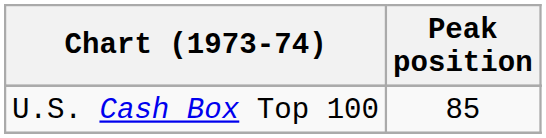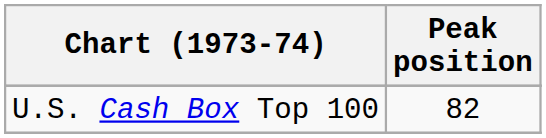(463, 110) 85 -> (463, 110) 82
